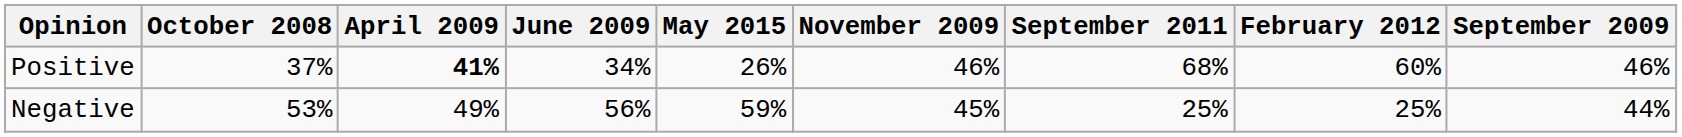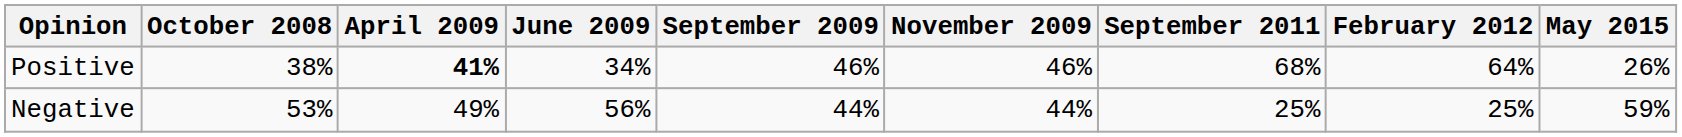columns swapped: (1561, 26) <-> (724, 26)
(309, 68) 37% -> (309, 68) 38%
(1418, 68) 60% -> (1510, 68) 64%
(976, 110) 45% -> (1069, 110) 44%
